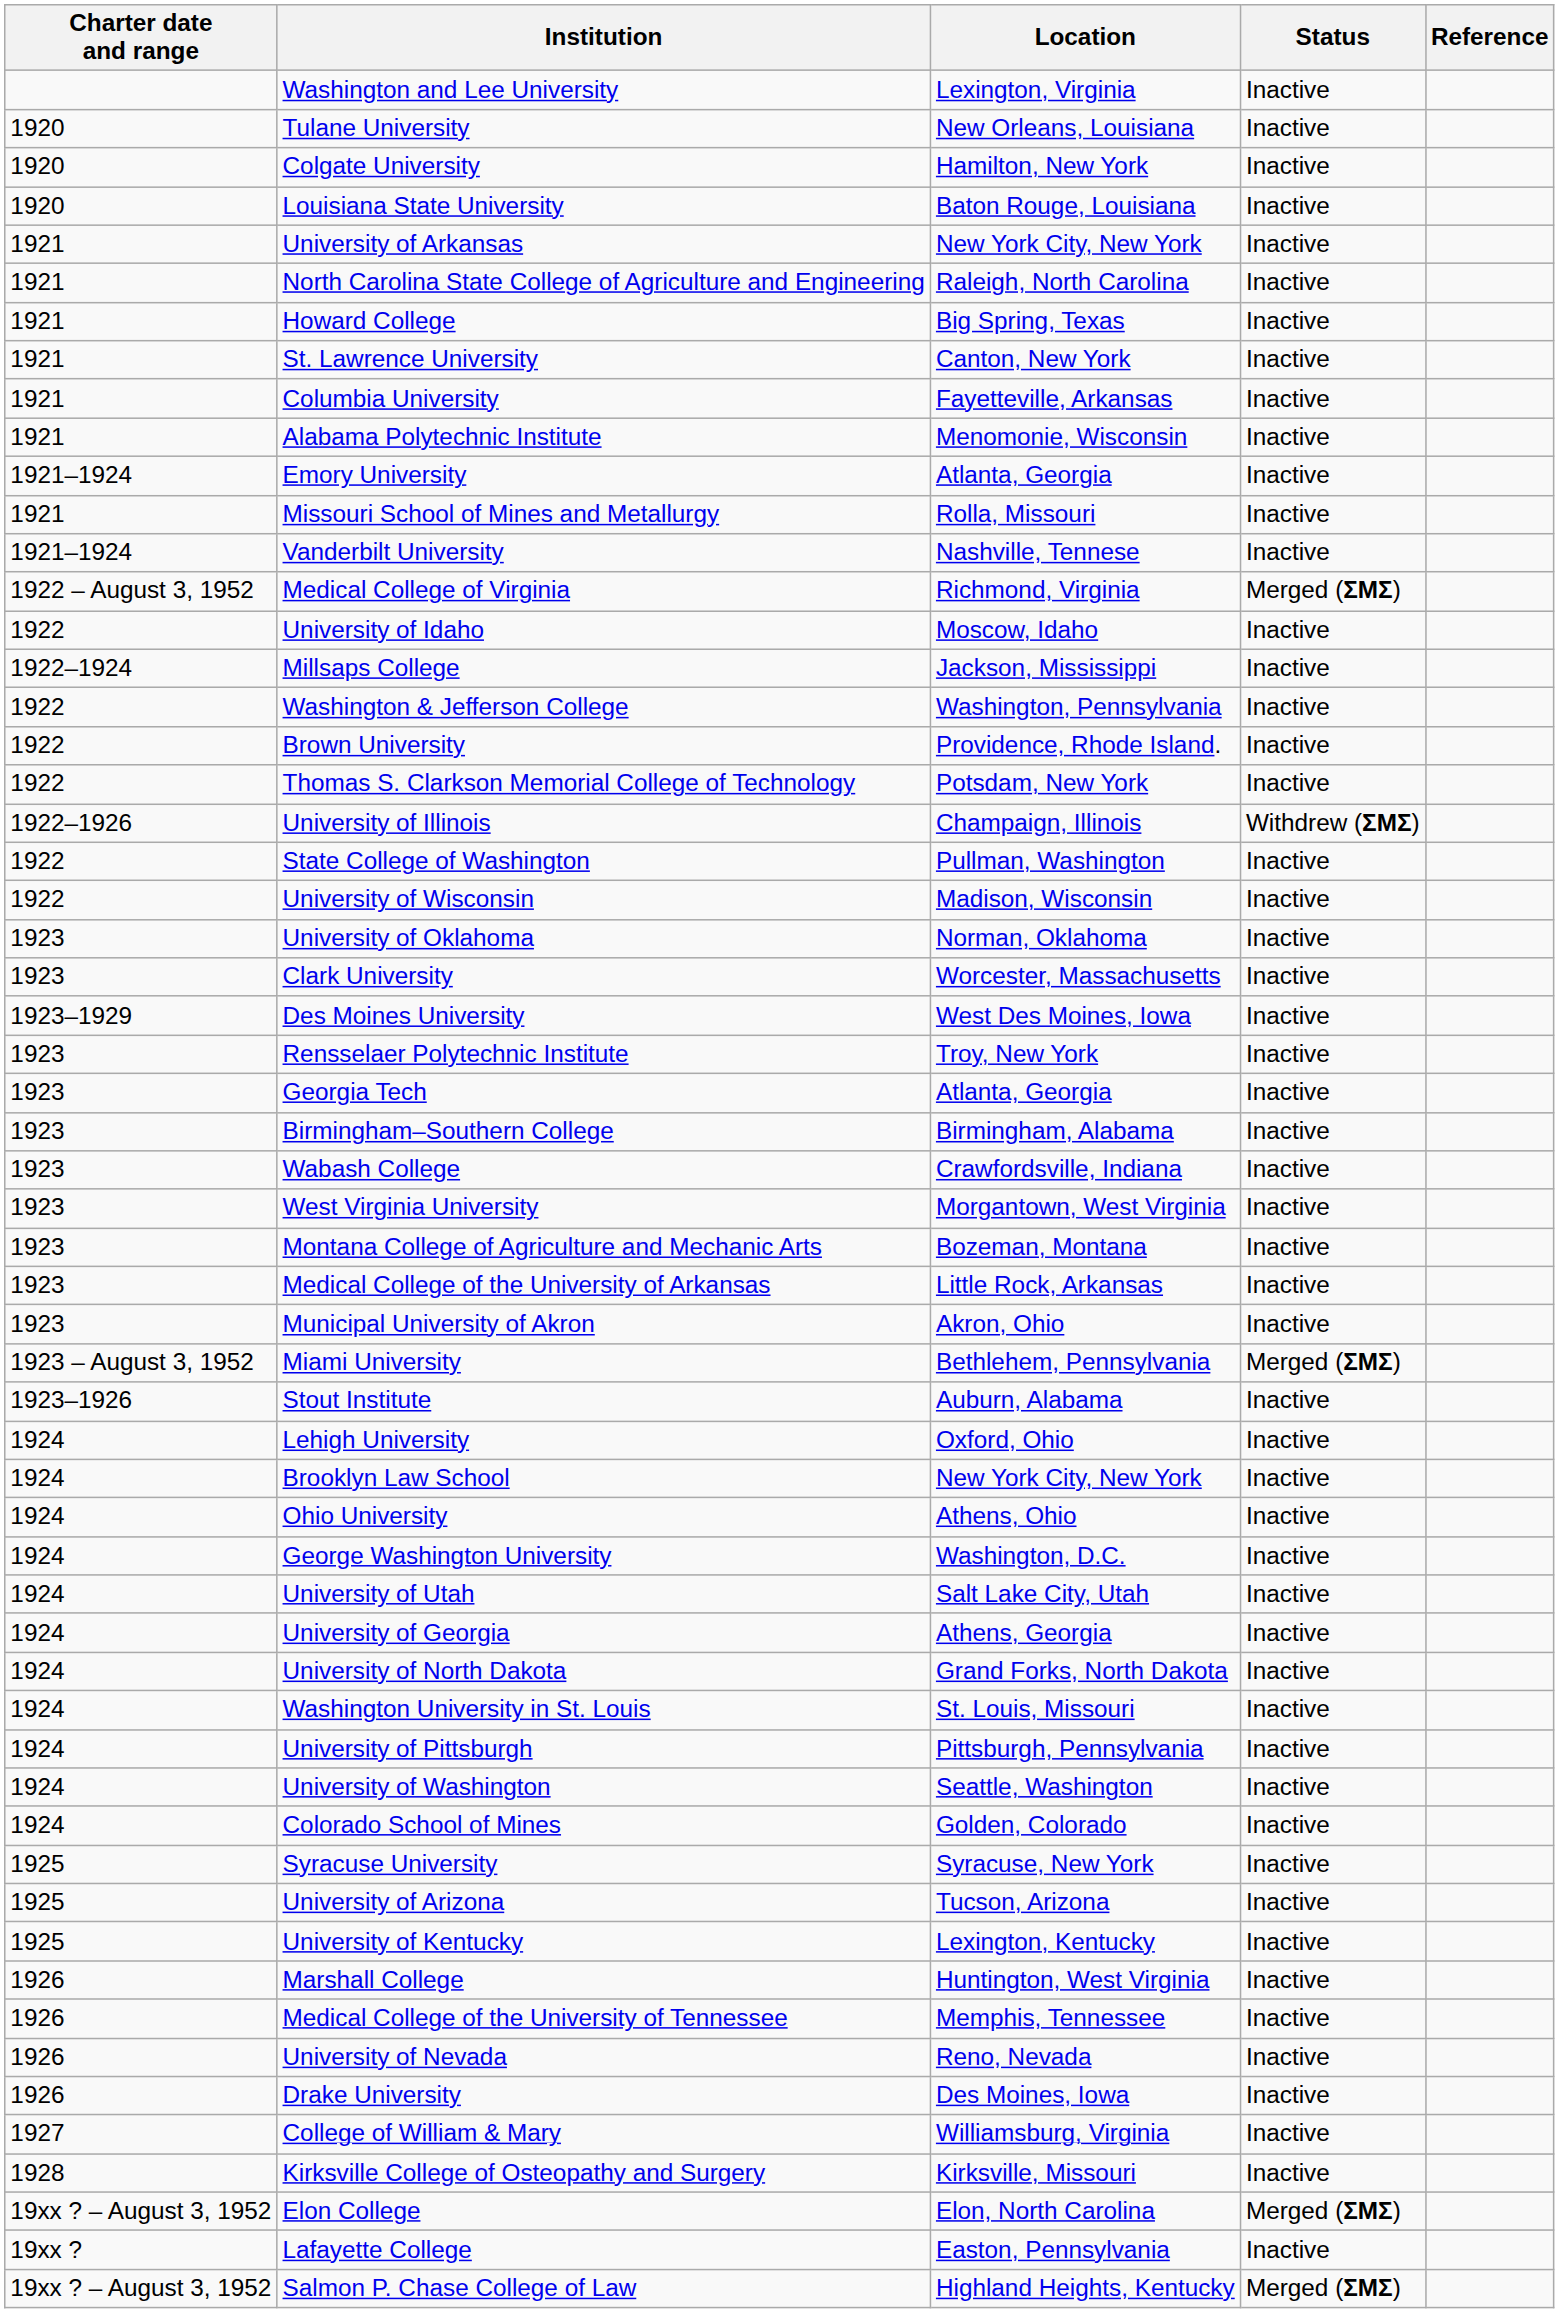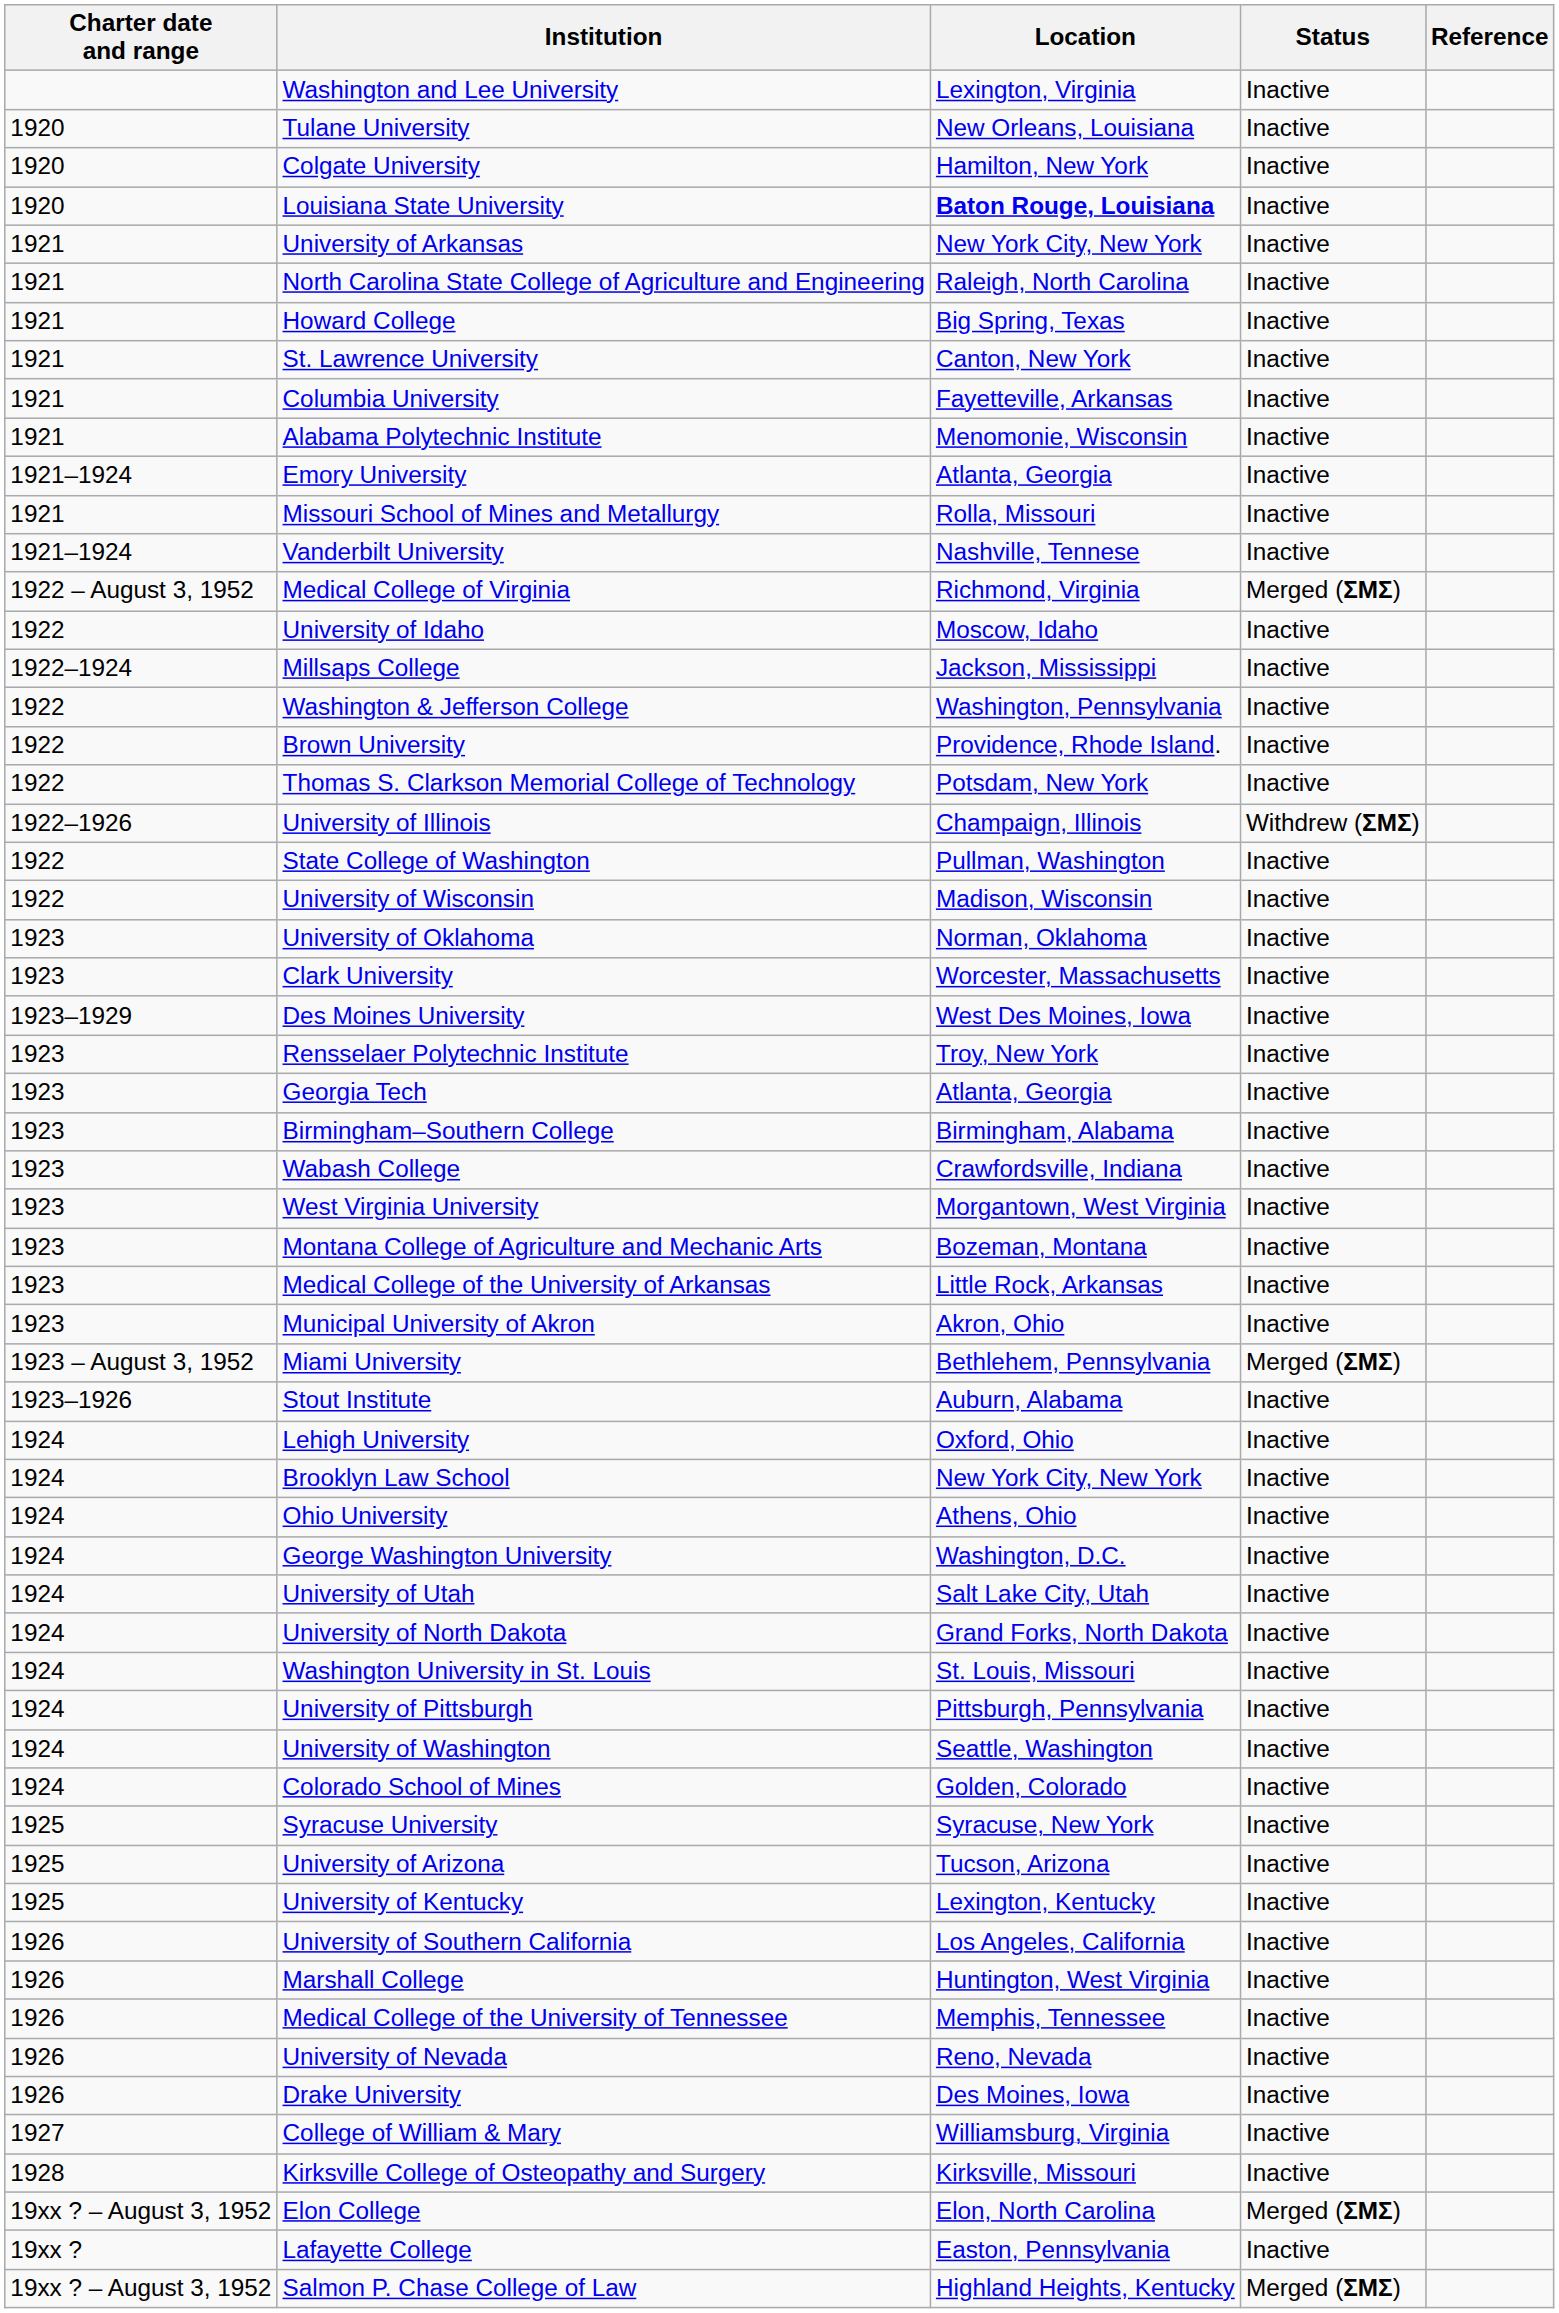(1066, 205) normal -> (1075, 205) bold
- row: (396, 1632)
+ row: (457, 1941)
